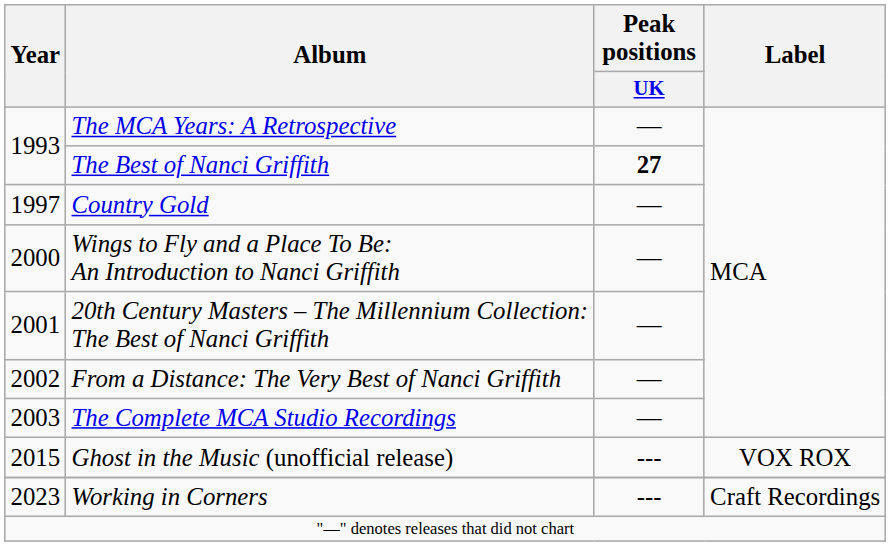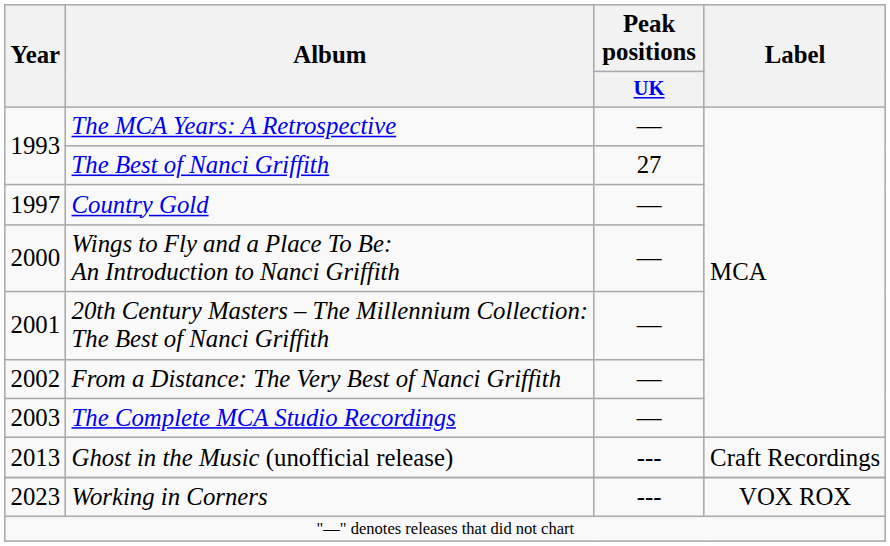(649, 165) bold -> (649, 165) normal
(35, 457) 2015 -> (35, 457) 2013
(795, 457) VOX ROX -> (795, 457) Craft Recordings
(795, 496) Craft Recordings -> (795, 496) VOX ROX
